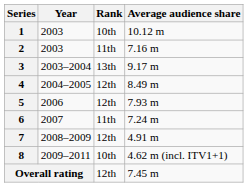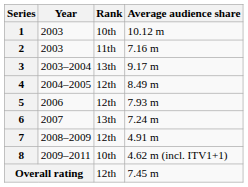(106, 119) 11th -> (106, 119) 13th
